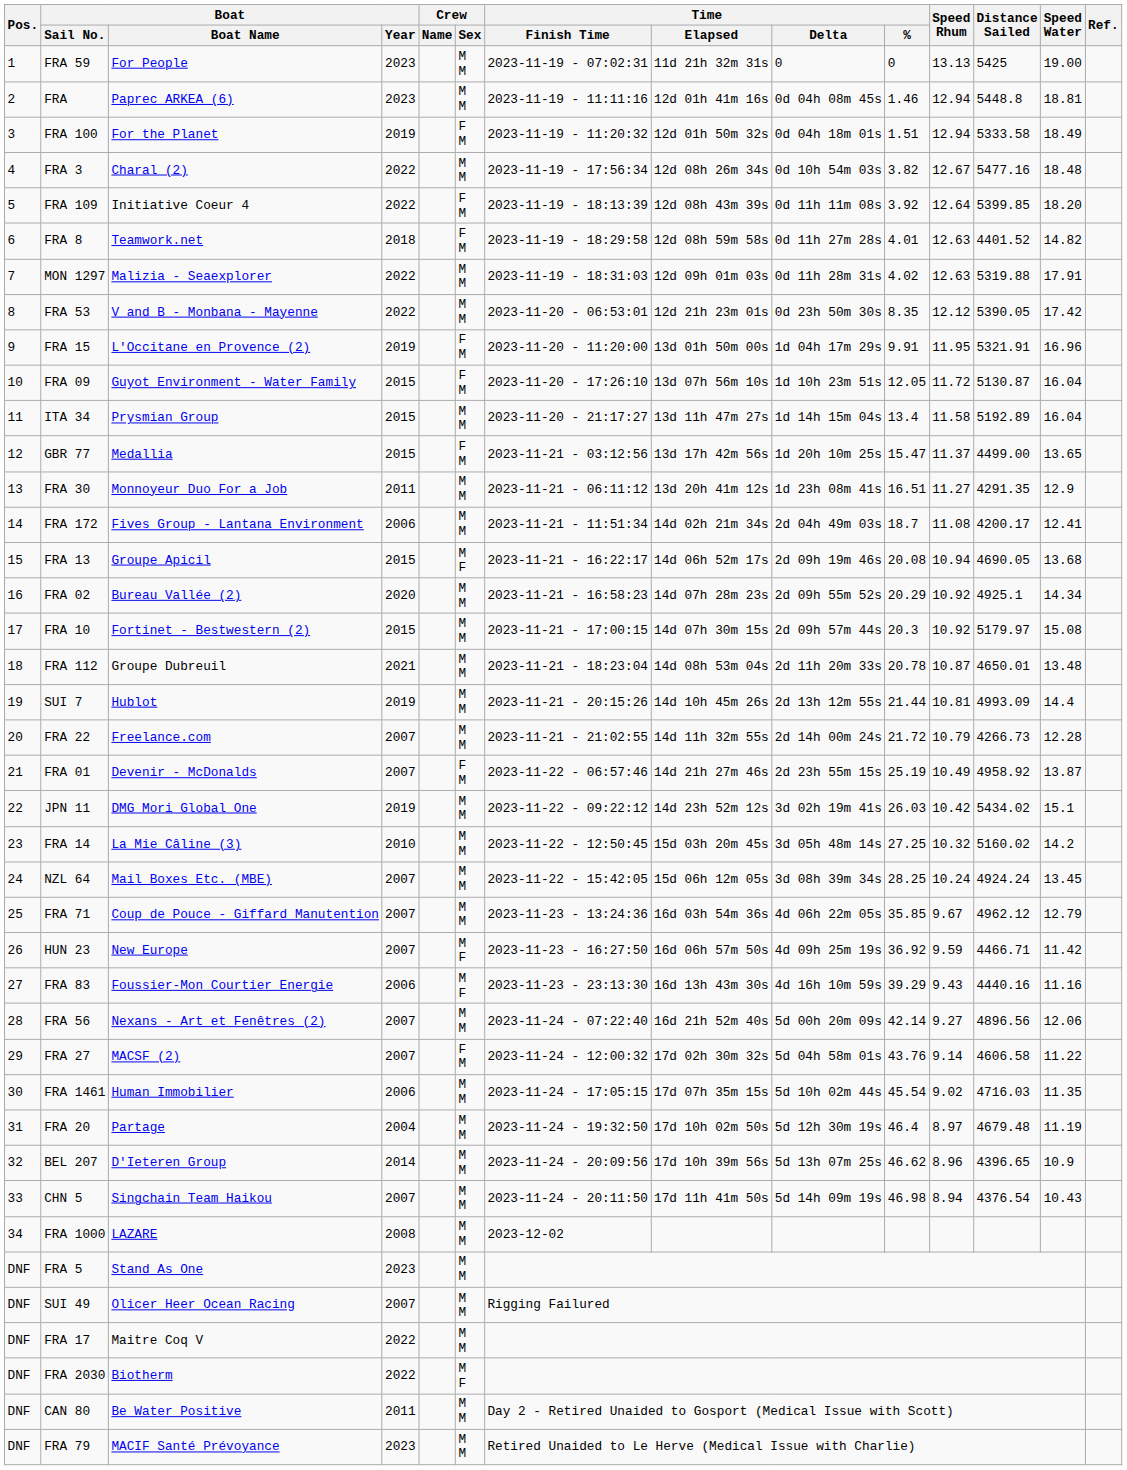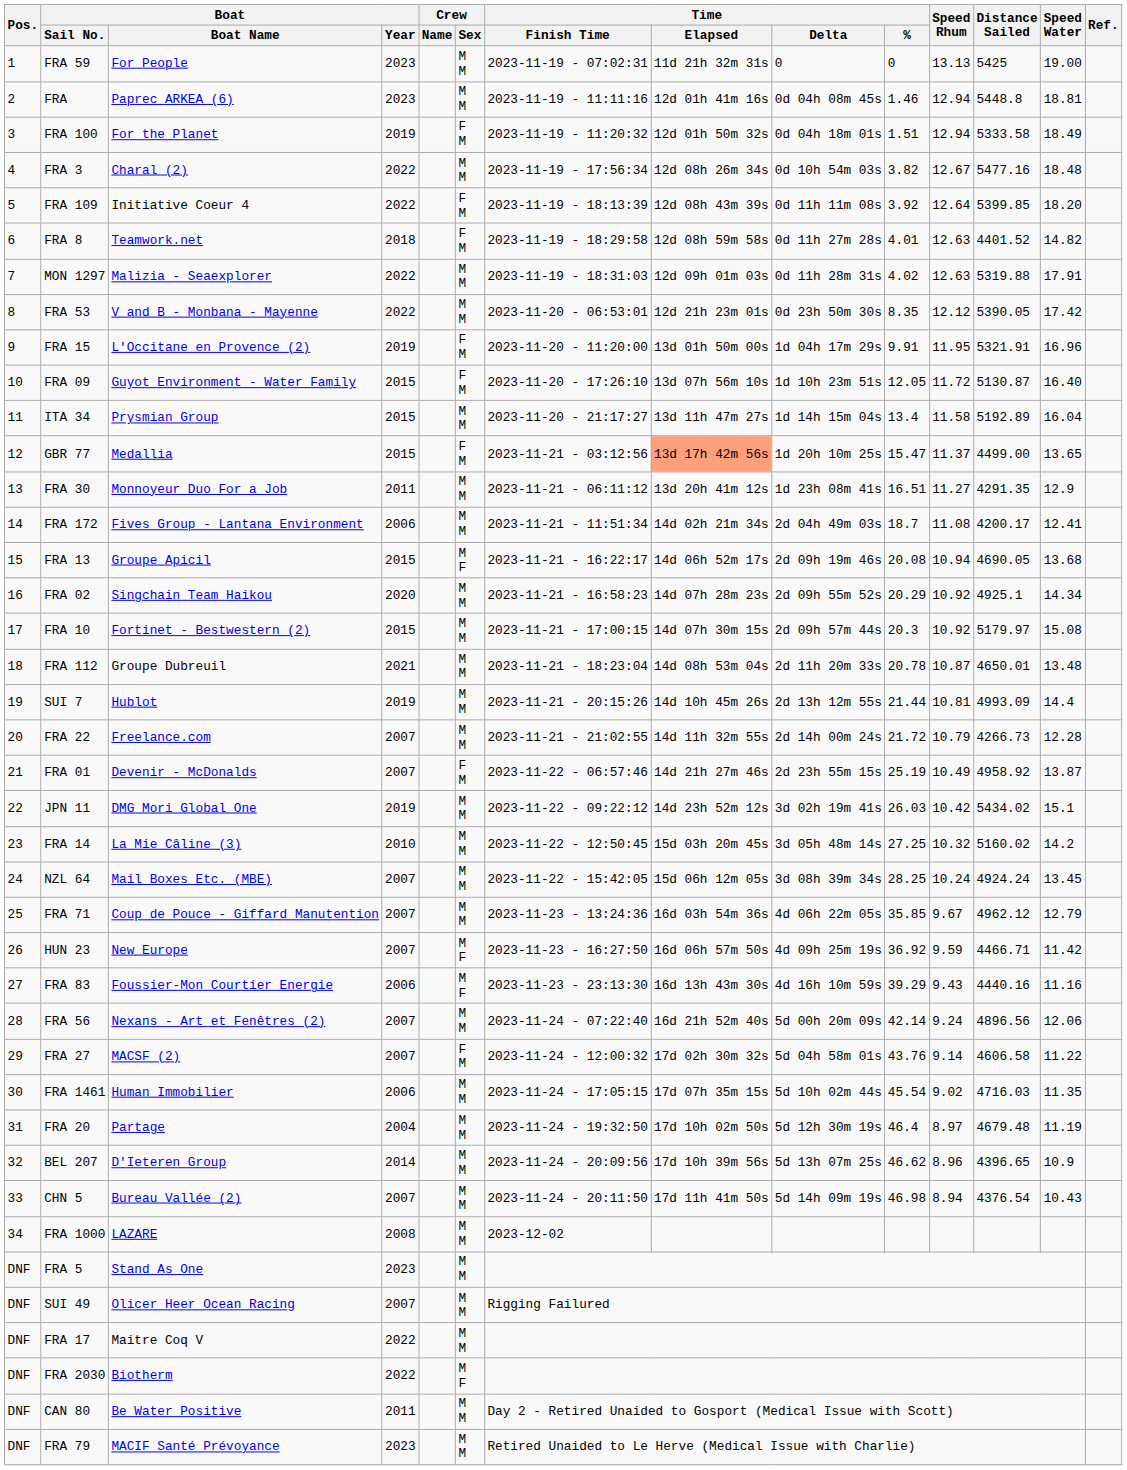(1063, 383) 16.04 -> (1063, 383) 16.40
(711, 454) no background -> (711, 454) lightsalmon background
(176, 596) Bureau Vallée (2) -> (192, 596) Singchain Team Haikou
(947, 1021) 9.27 -> (947, 1021) 9.24
(192, 1199) Singchain Team Haikou -> (176, 1199) Bureau Vallée (2)
